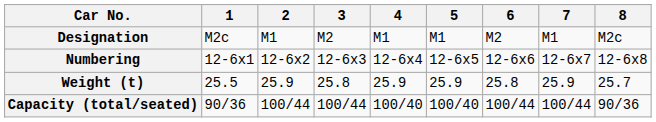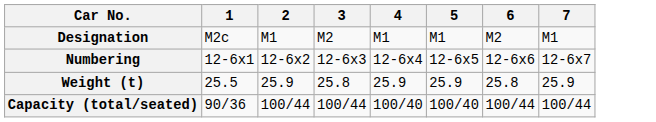- column: (623, 16)
